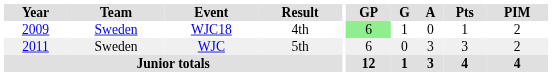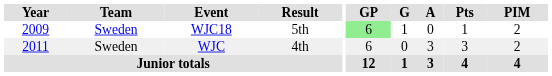(300, 29) 4th -> (300, 29) 5th
(300, 46) 5th -> (300, 46) 4th
